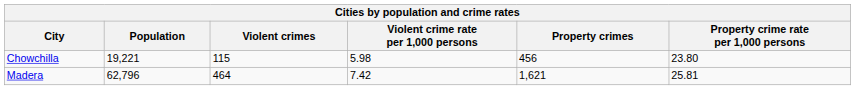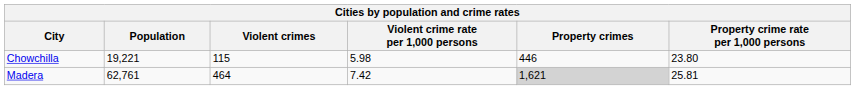(528, 59) 456 -> (528, 59) 446
(123, 76) 62,796 -> (123, 76) 62,761
(533, 76) no background -> (533, 76) lightgrey background
